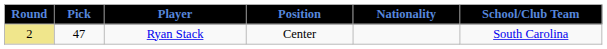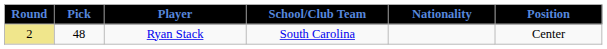columns swapped: (300, 14) <-> (531, 14)
(79, 34) 47 -> (79, 34) 48
